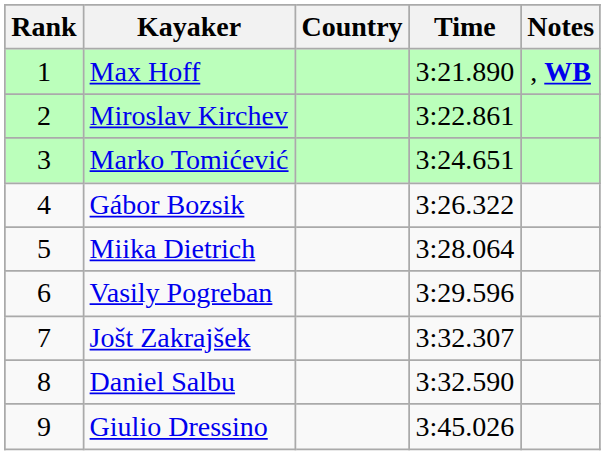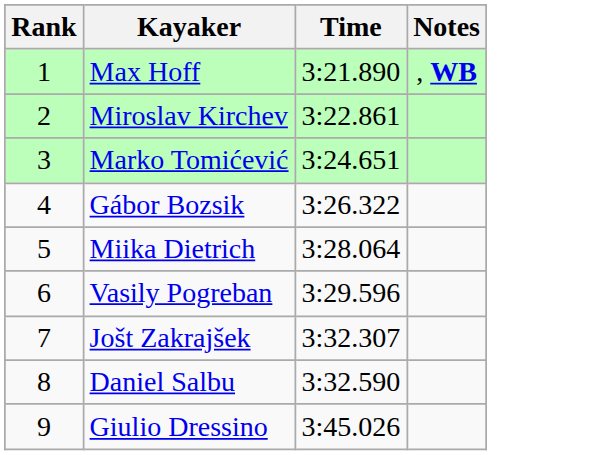- column: (352, 26)
